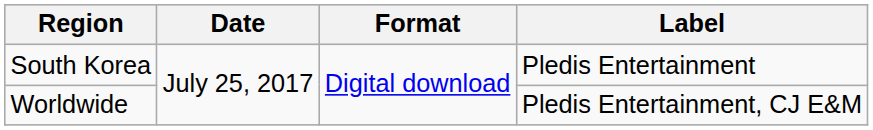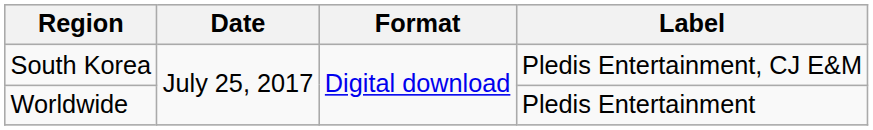(639, 64) Pledis Entertainment -> (692, 64) Pledis Entertainment, CJ E&M
(692, 104) Pledis Entertainment, CJ E&M -> (639, 104) Pledis Entertainment
